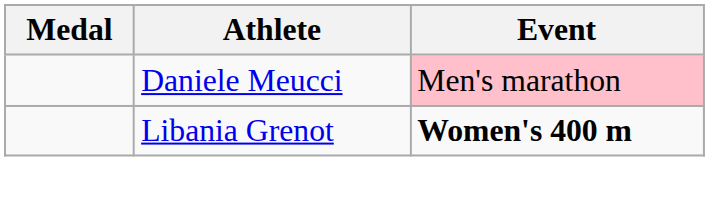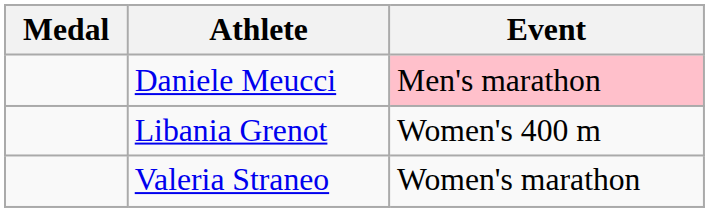(525, 130) bold -> (499, 130) normal
+ row: (232, 180)
